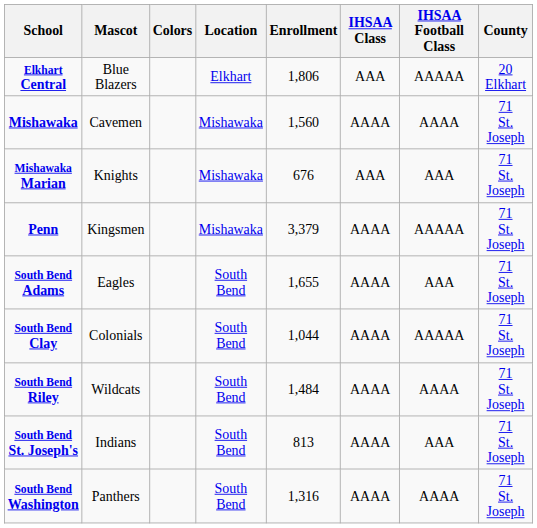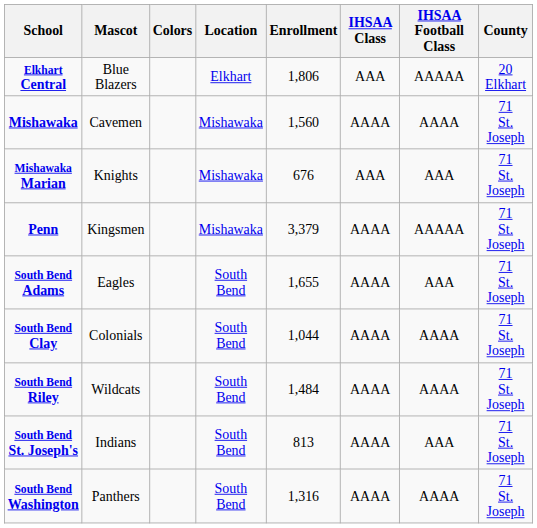(439, 335) AAAAA -> (439, 335) AAAA
